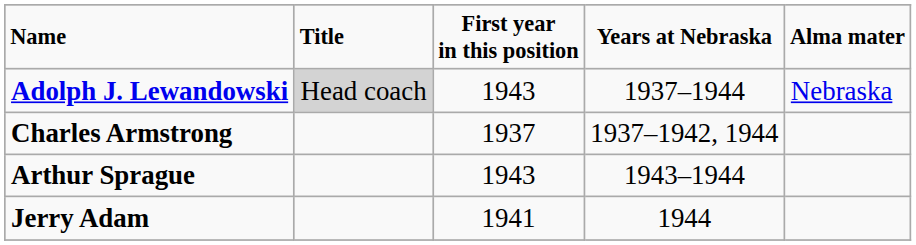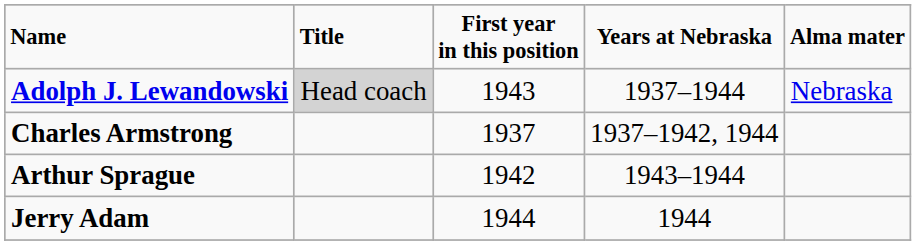(508, 175) 1943 -> (508, 175) 1942
(508, 218) 1941 -> (508, 218) 1944
